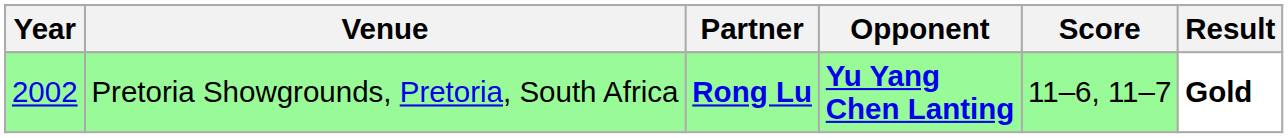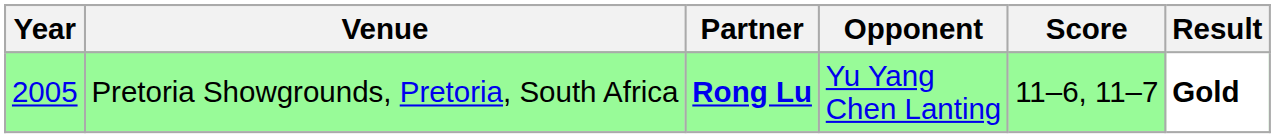(45, 92) 2002 -> (45, 92) 2005
(920, 92) bold -> (914, 92) normal
